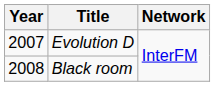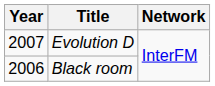(26, 68) 2008 -> (26, 68) 2006
